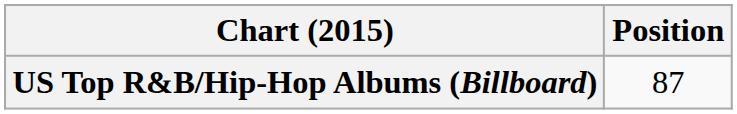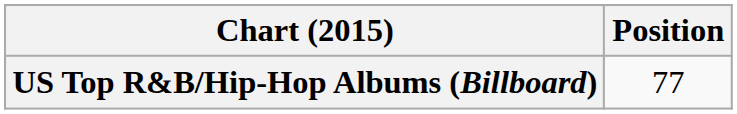(668, 81) 87 -> (668, 81) 77
